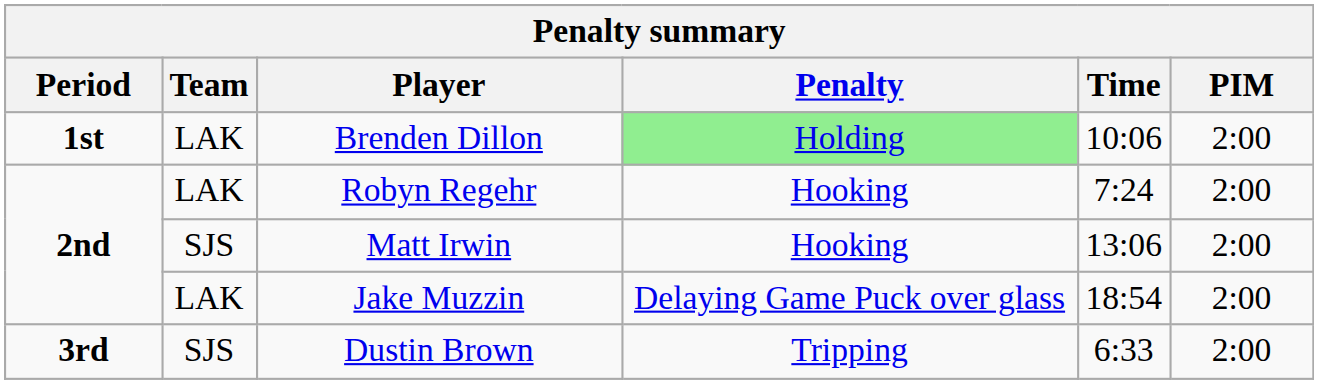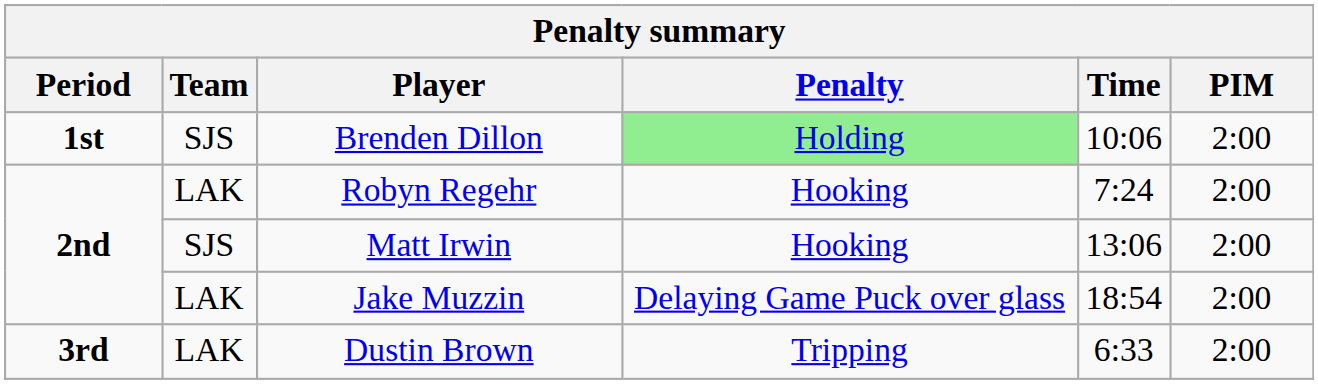(209, 137) LAK -> (209, 137) SJS
(209, 350) SJS -> (209, 350) LAK
